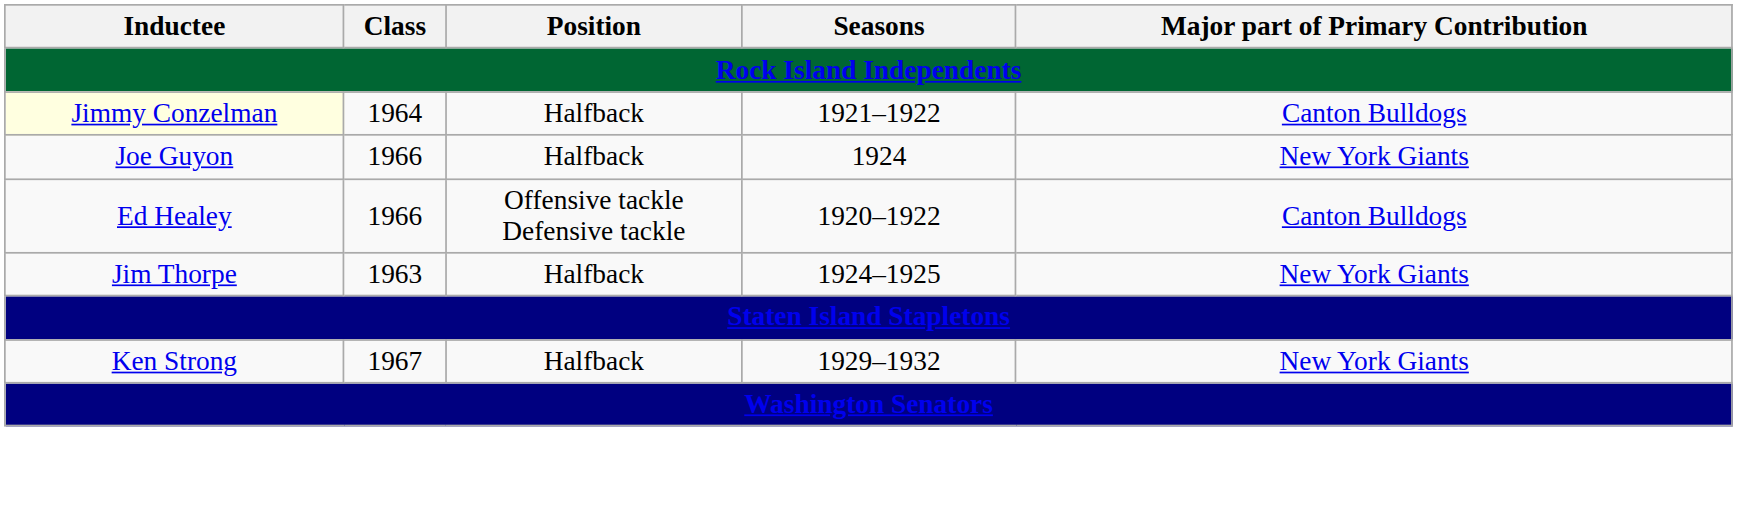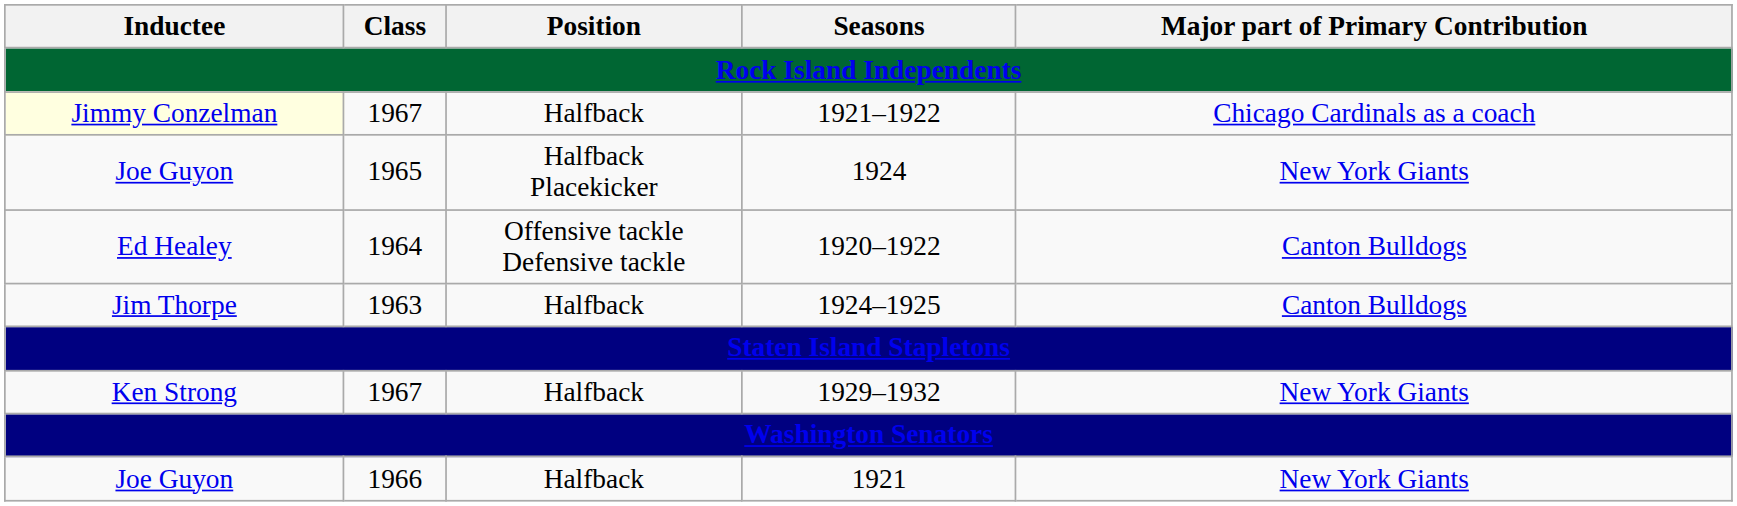(395, 112) 1964 -> (395, 112) 1967
(1374, 112) Canton Bulldogs -> (1374, 112) Chicago Cardinals as a coach
(395, 156) 1966 -> (395, 171) 1965
(594, 156) Halfback -> (594, 171) Halfback Placekicker
(395, 215) 1966 -> (395, 245) 1964
(1374, 273) New York Giants -> (1374, 304) Canton Bulldogs
+ row: (879, 478)
